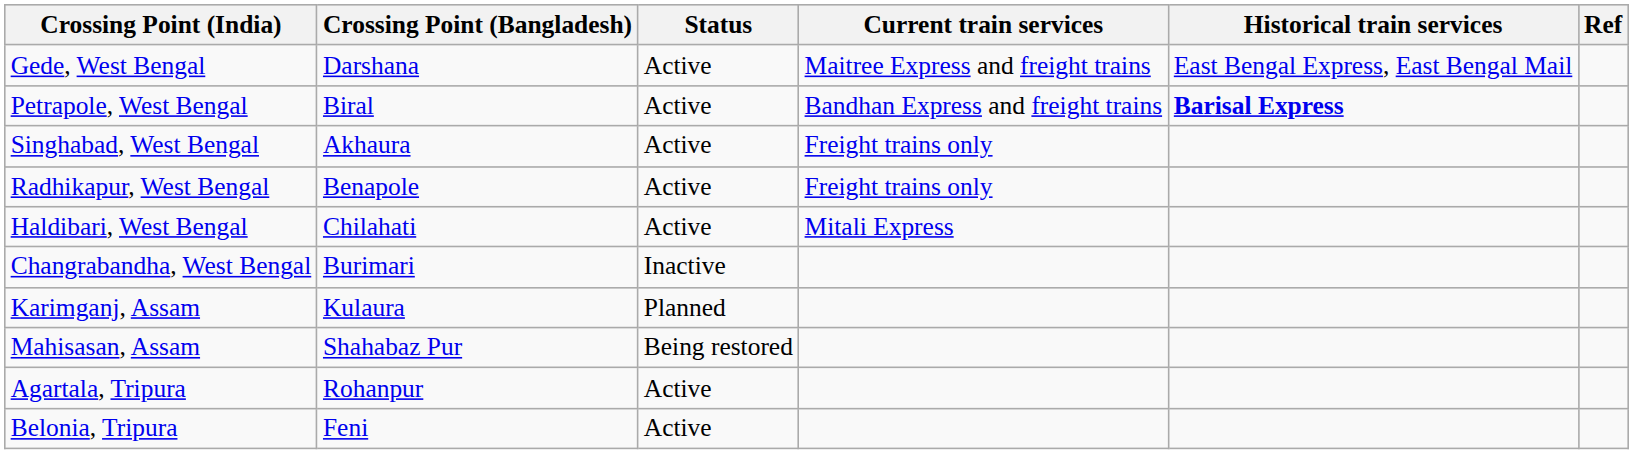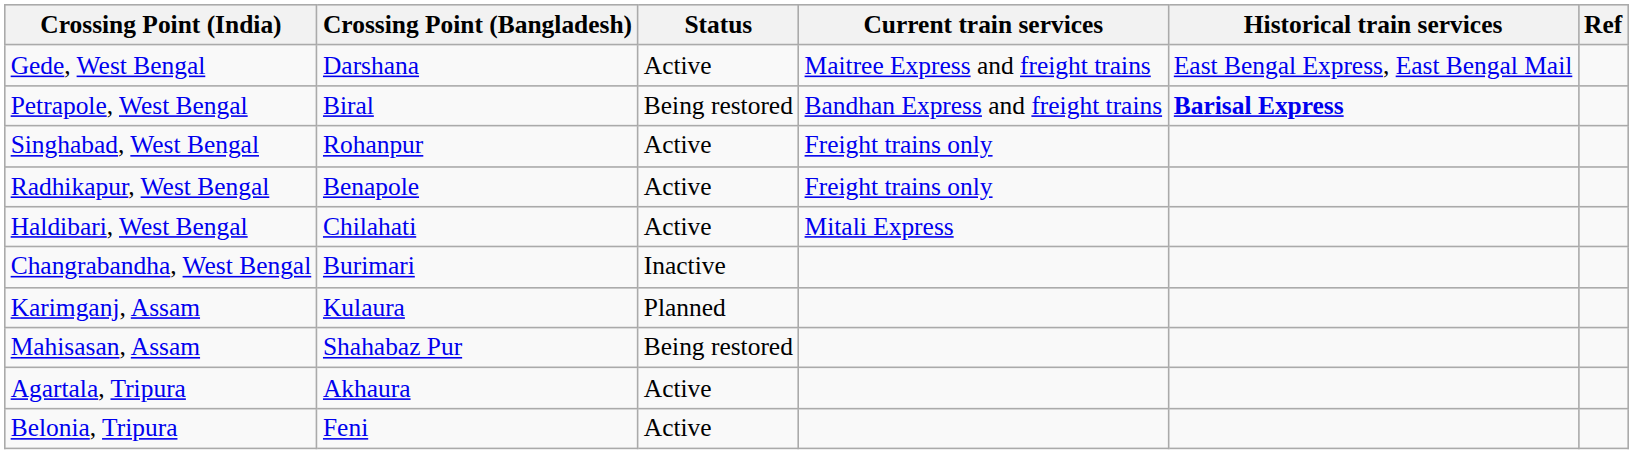(678, 105) Active -> (718, 105) Being restored
(367, 145) Akhaura -> (373, 145) Rohanpur
(373, 387) Rohanpur -> (367, 387) Akhaura
